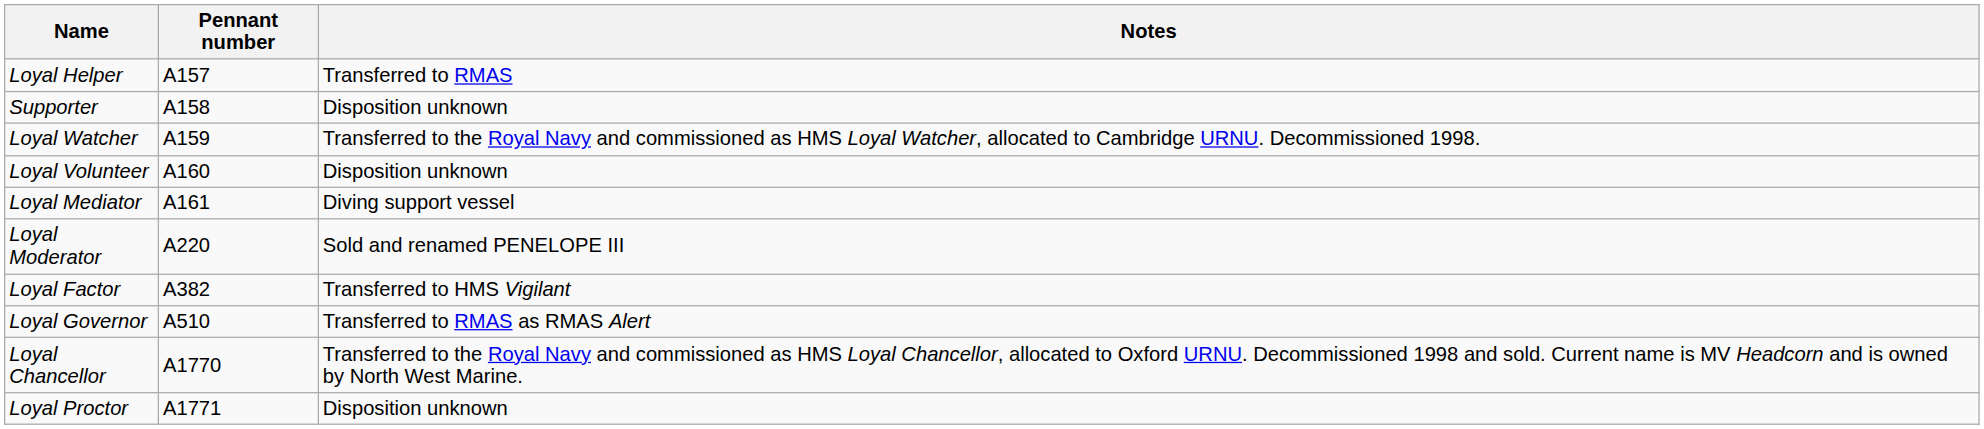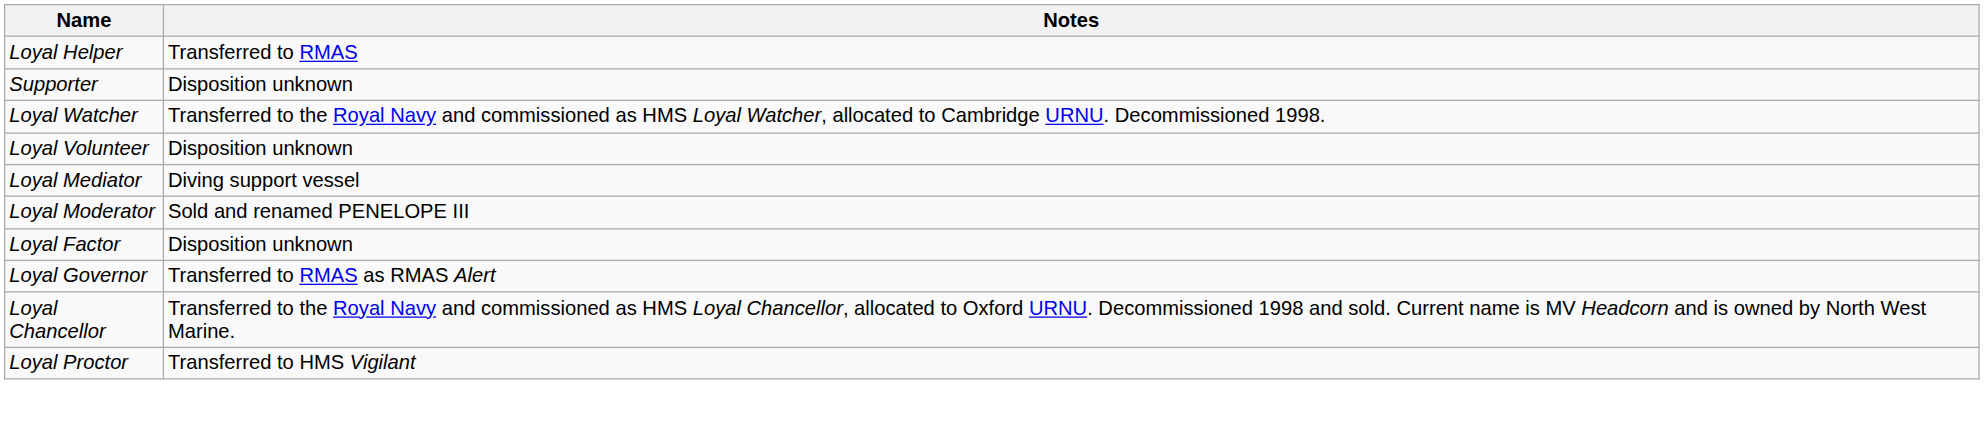- column: (238, 31)
(447, 289) Transferred to HMS Vigilant -> (260, 244) Disposition unknown
(415, 408) Disposition unknown -> (292, 362) Transferred to HMS Vigilant
